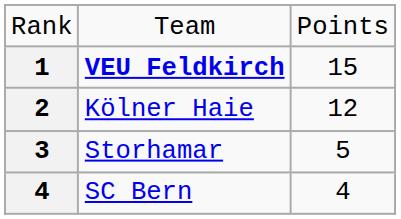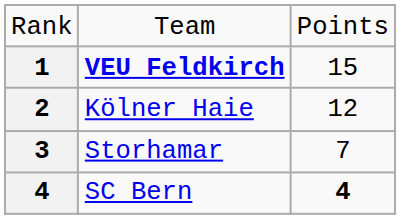(343, 151) 5 -> (343, 151) 7
(343, 193) normal -> (343, 193) bold
